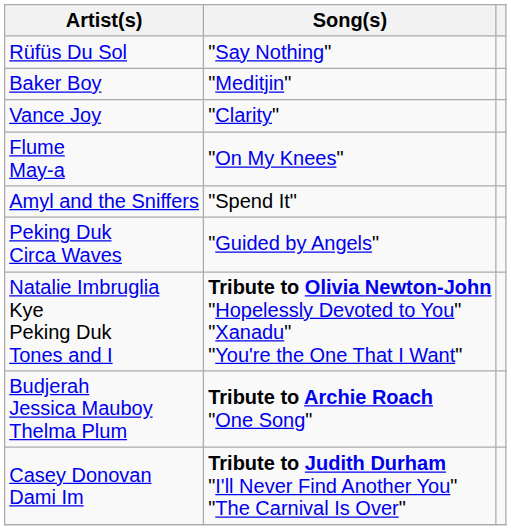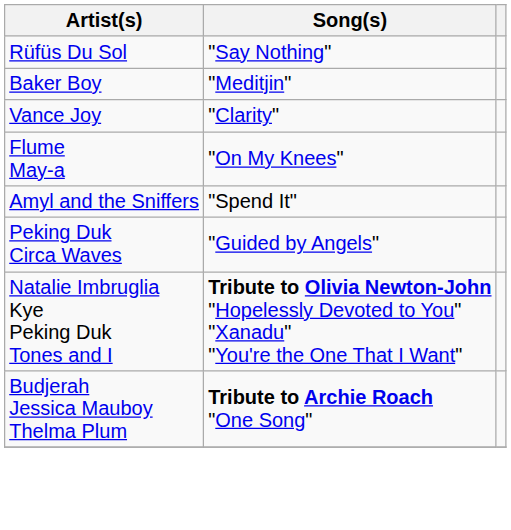- row: (80, 485)
